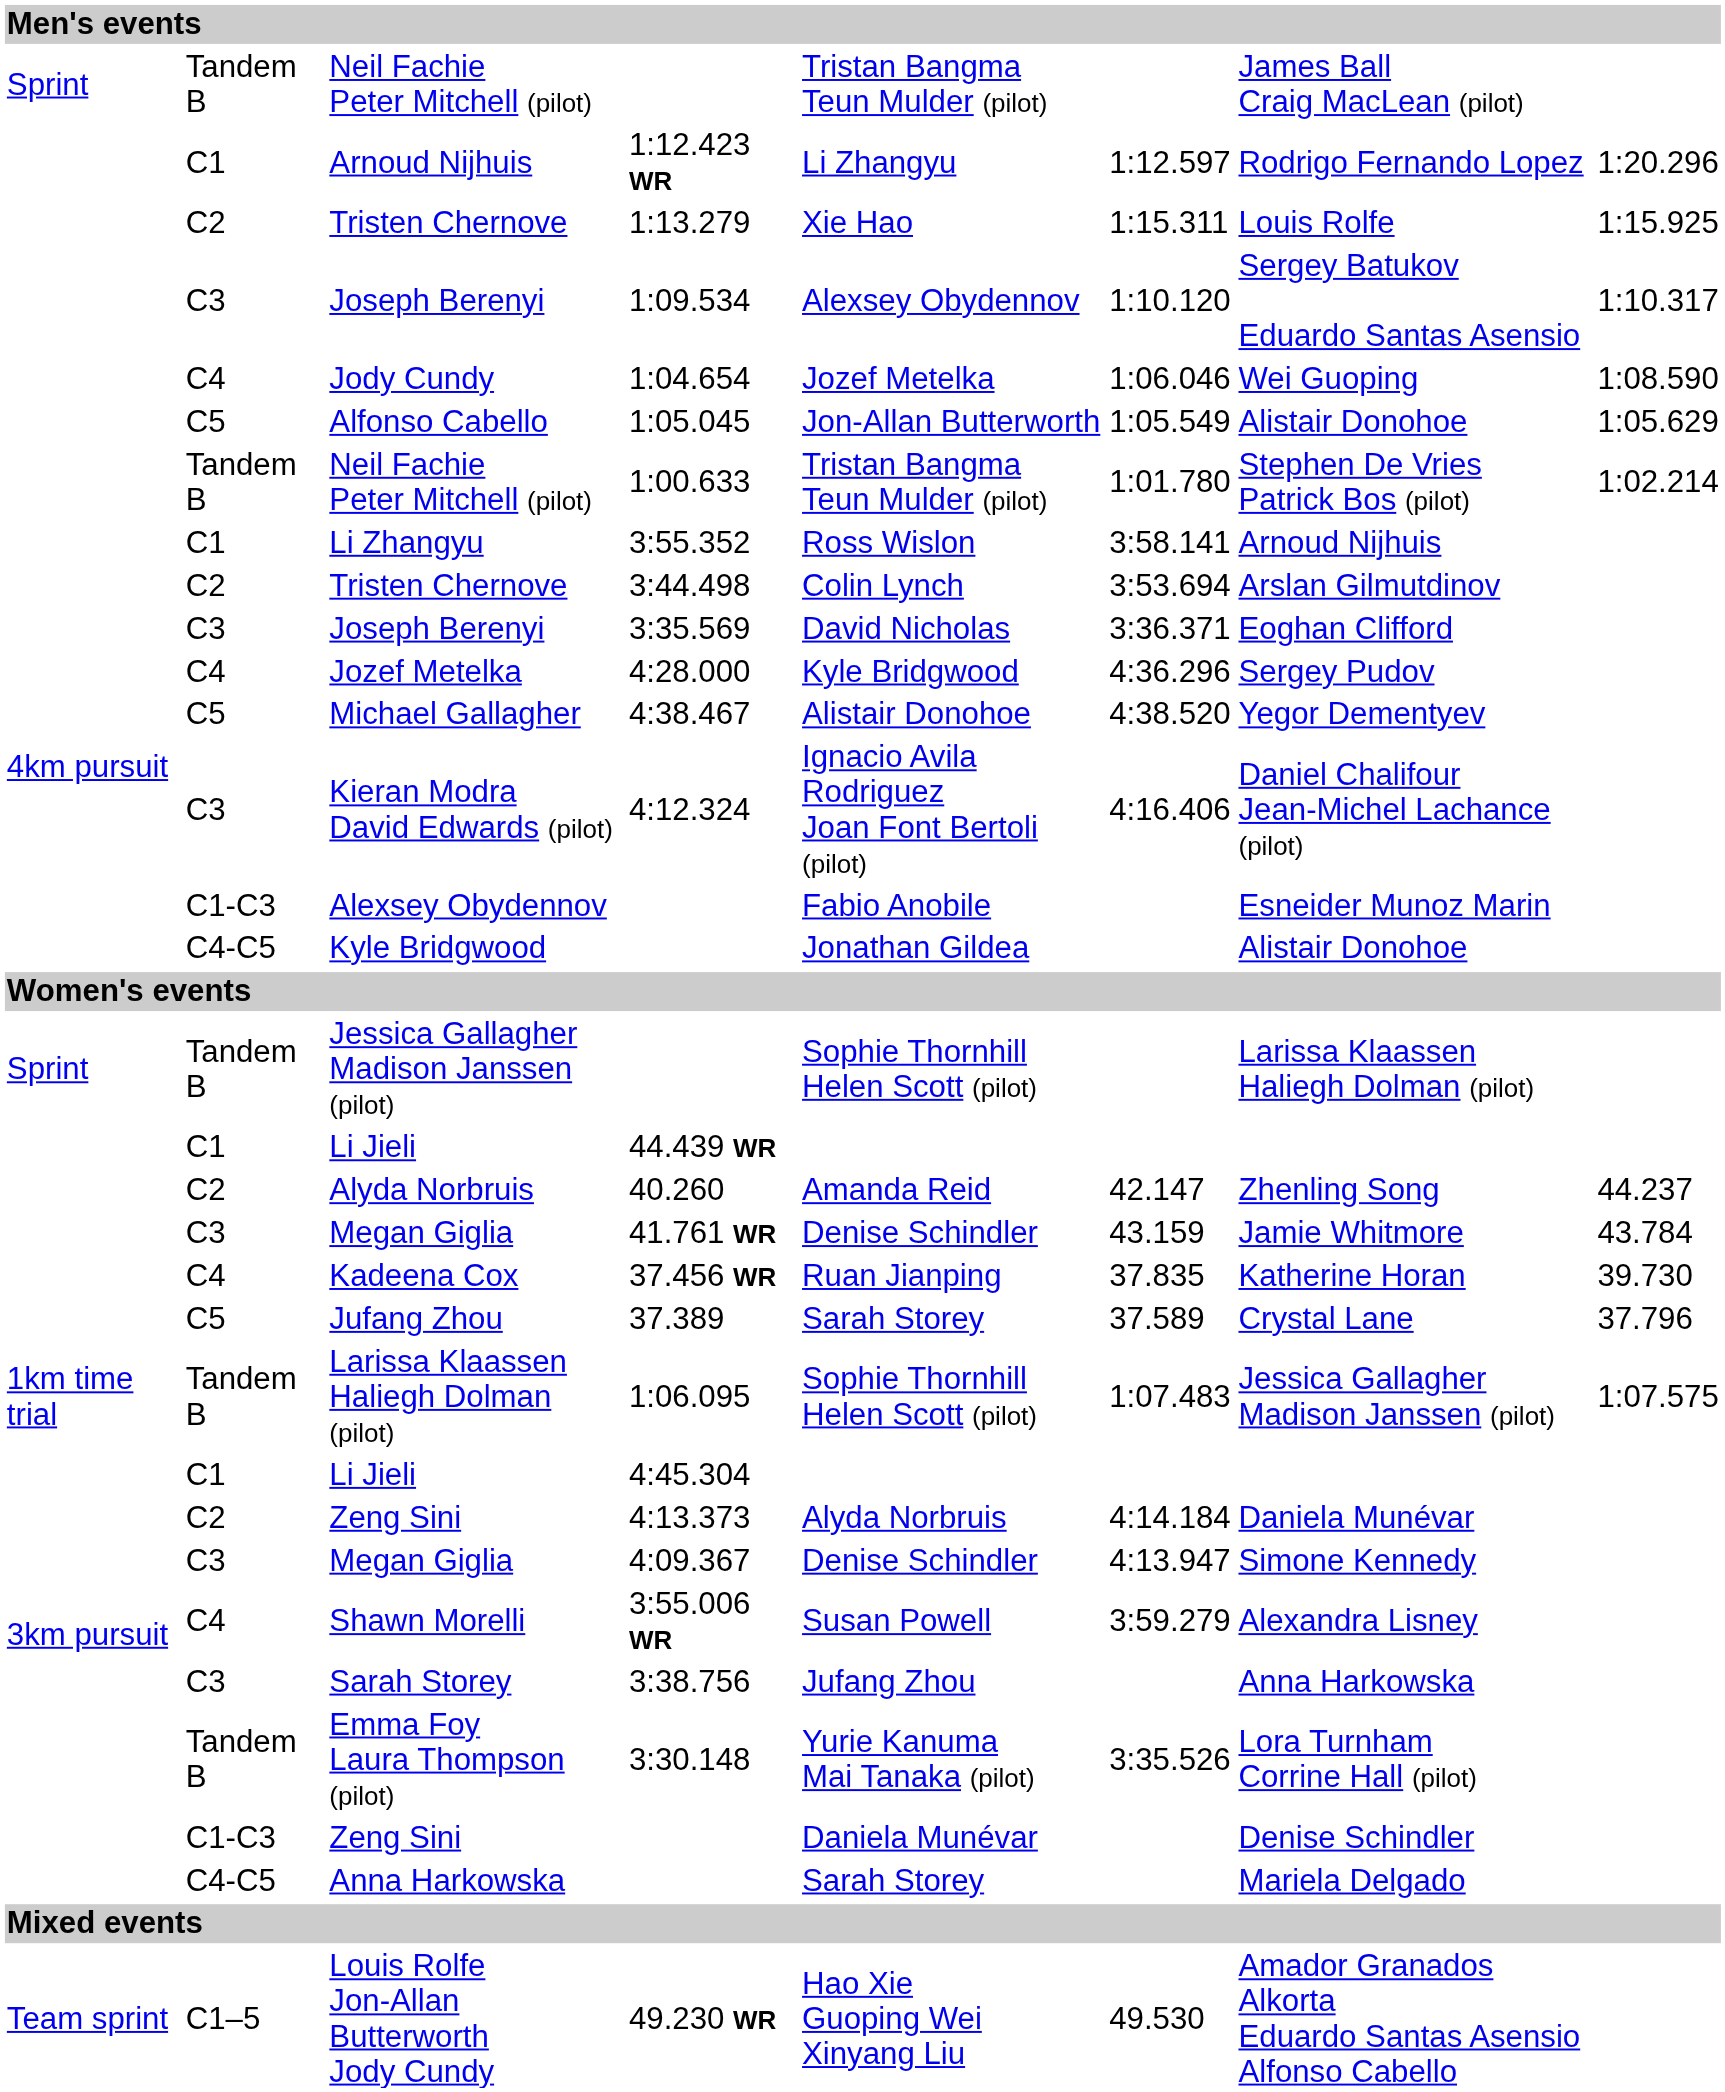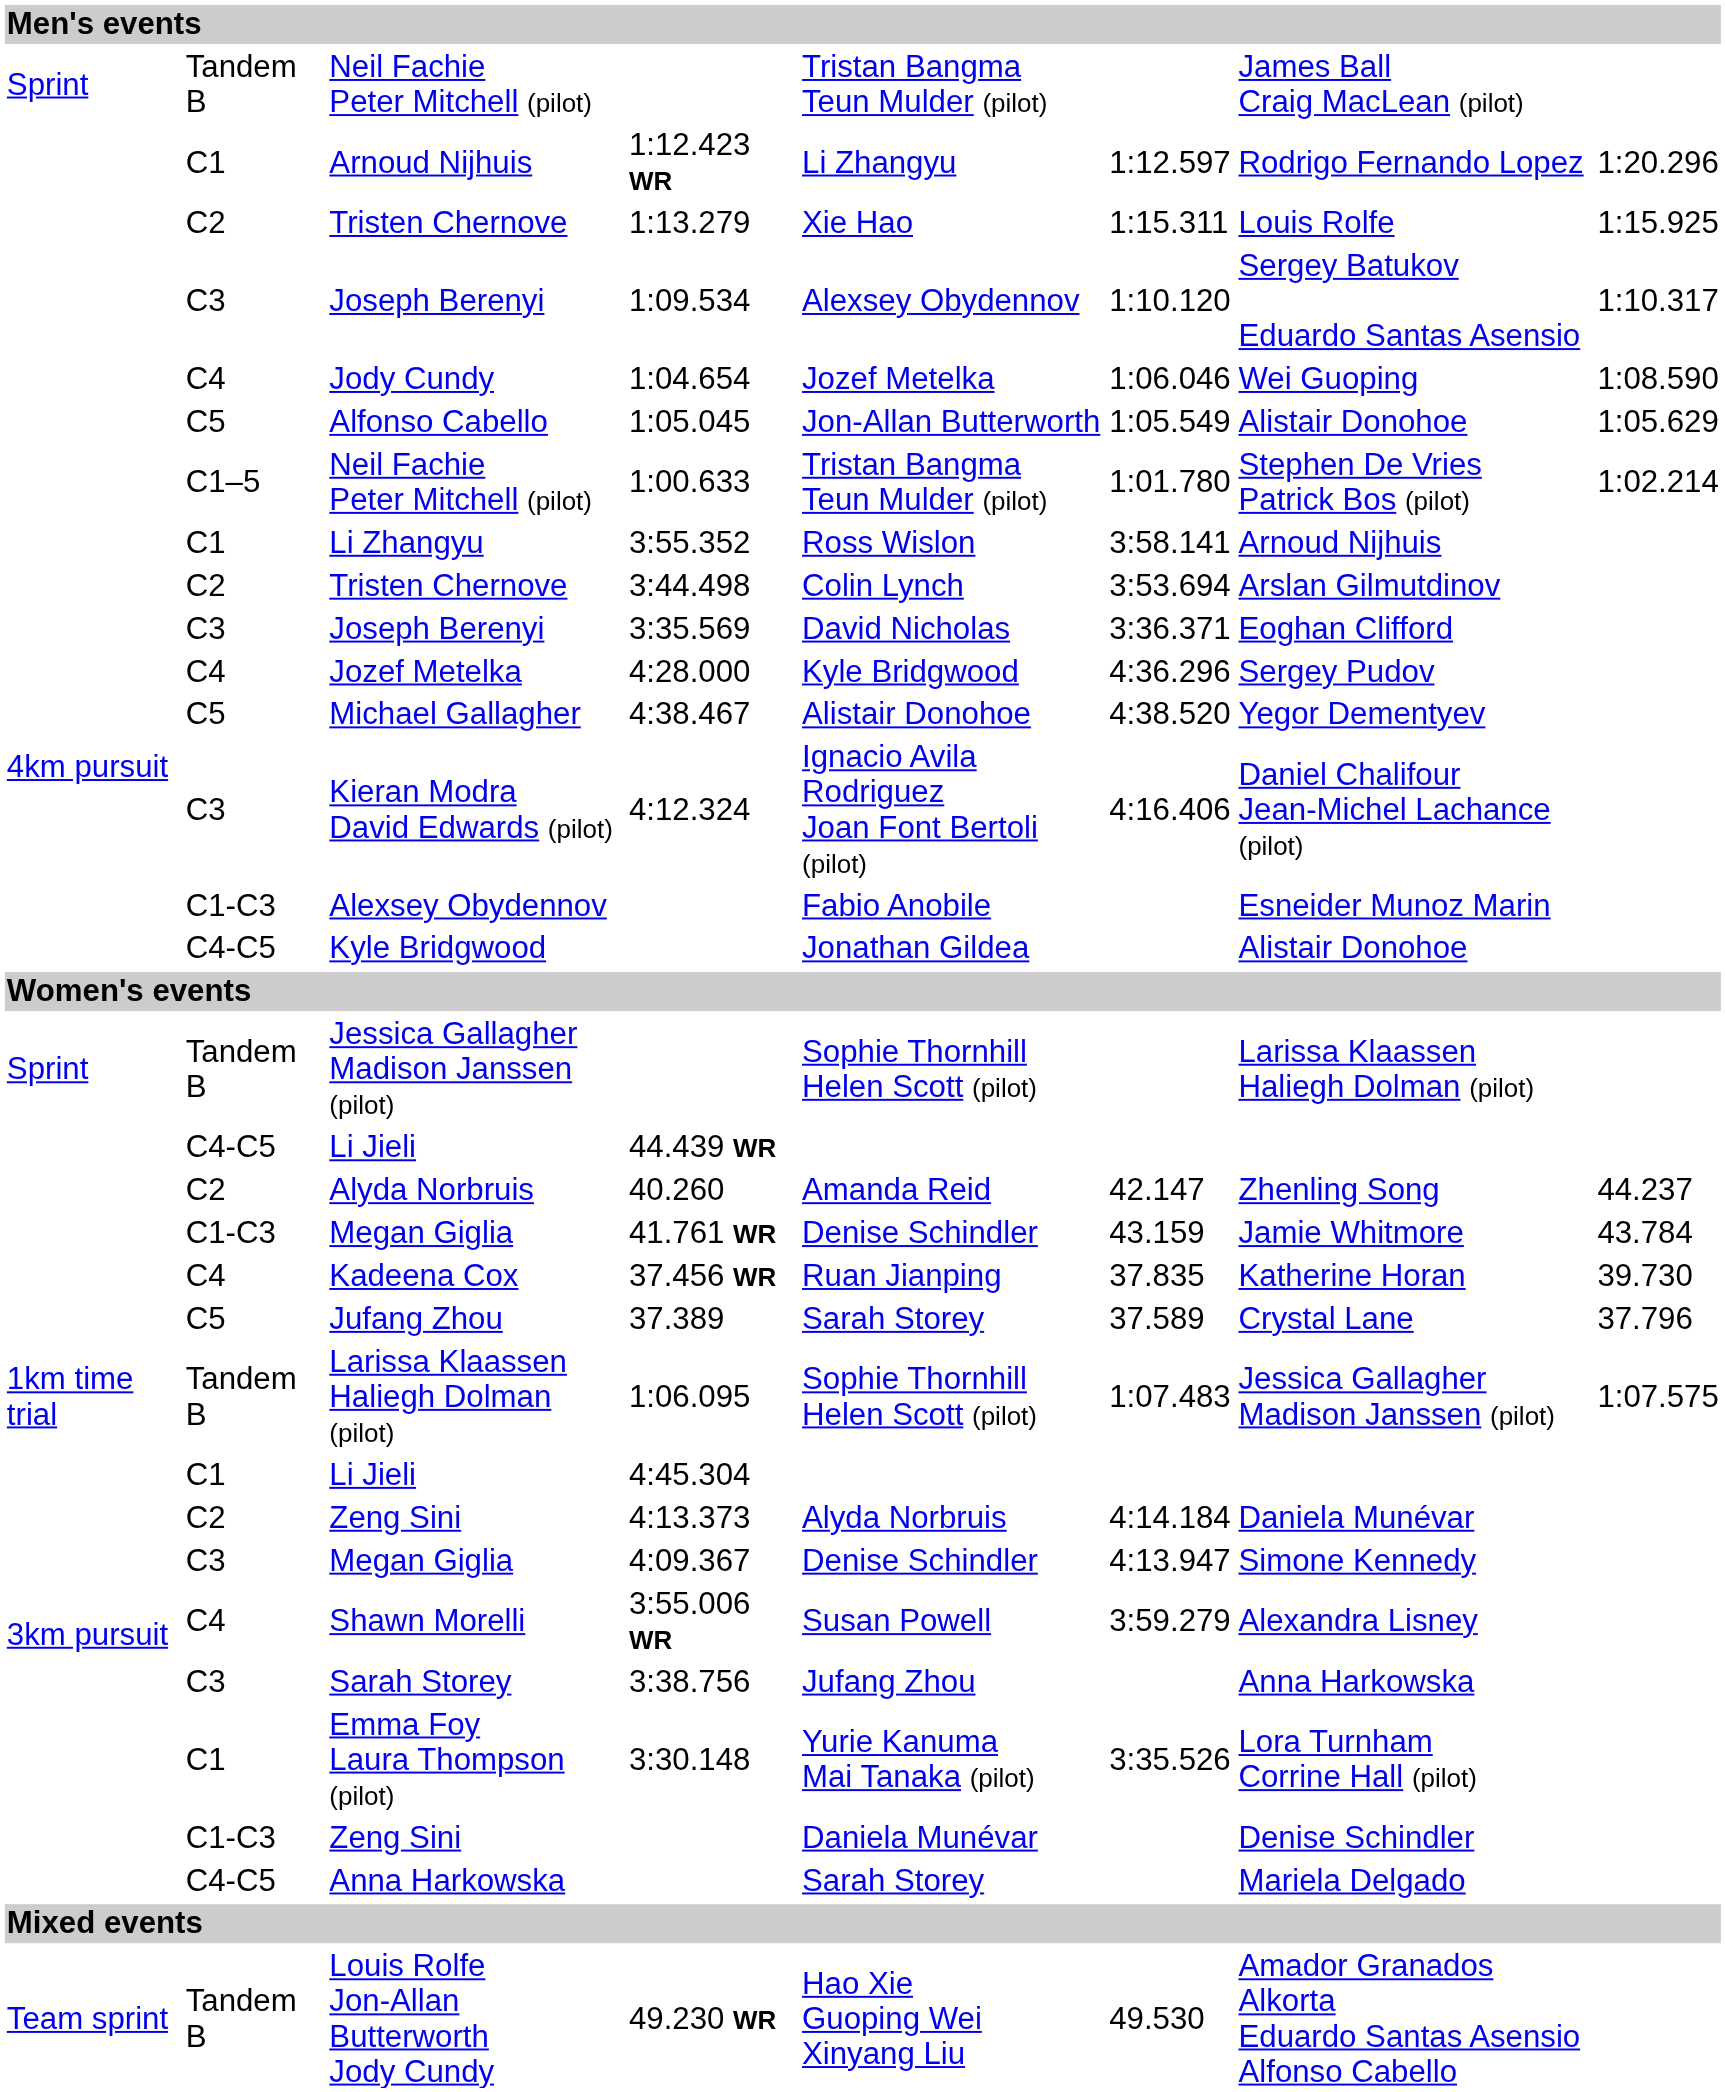(241, 482) Tandem B -> (223, 482) C1–5
(206, 1147) C1 -> (231, 1147) C4-C5
(206, 1232) C3 -> (231, 1232) C1-C3
(241, 1759) Tandem B -> (206, 1759) C1
(223, 2018) C1–5 -> (241, 2018) Tandem B
